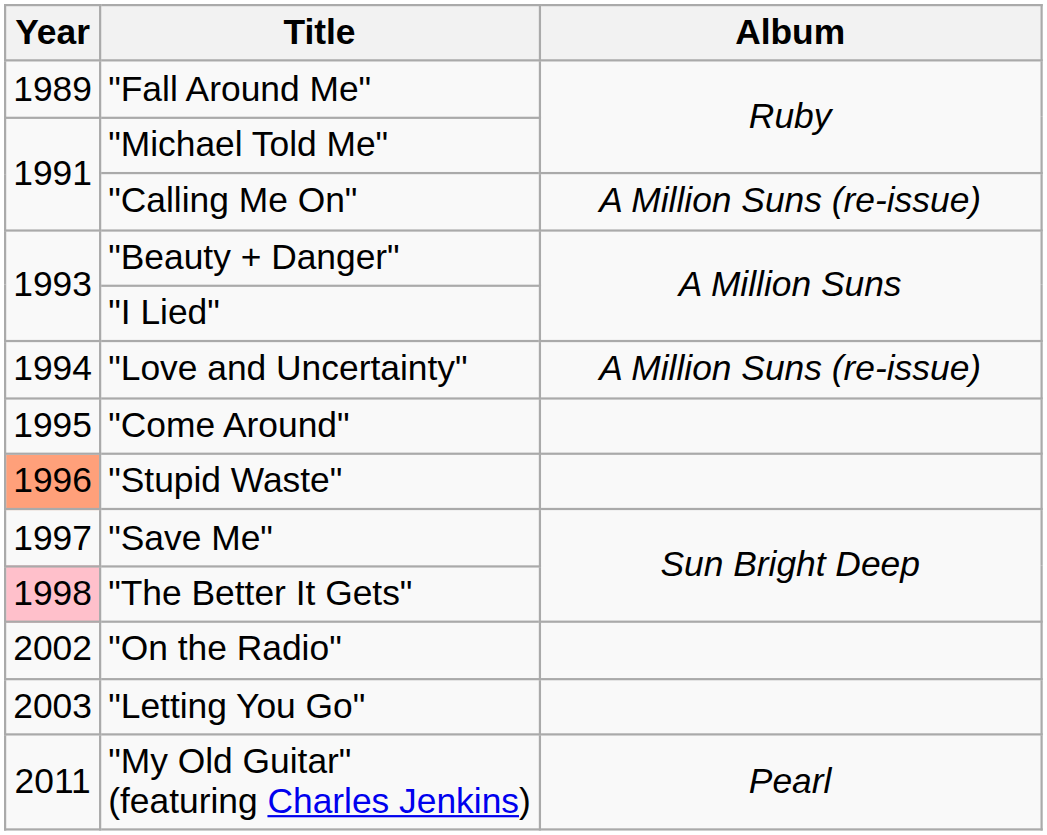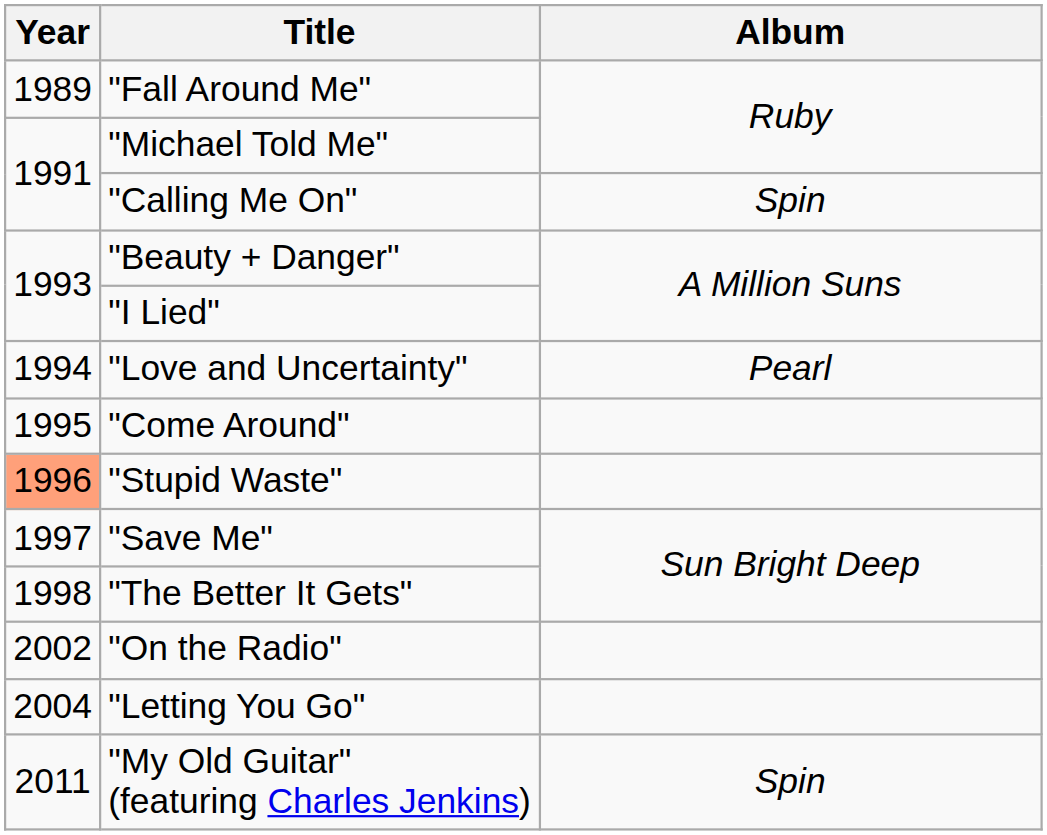(790, 200) A Million Suns (re-issue) -> (790, 200) Spin
(790, 369) A Million Suns (re-issue) -> (790, 369) Pearl
(53, 593) pink background -> (53, 593) no background
(53, 705) 2003 -> (53, 705) 2004
(790, 781) Pearl -> (790, 781) Spin
